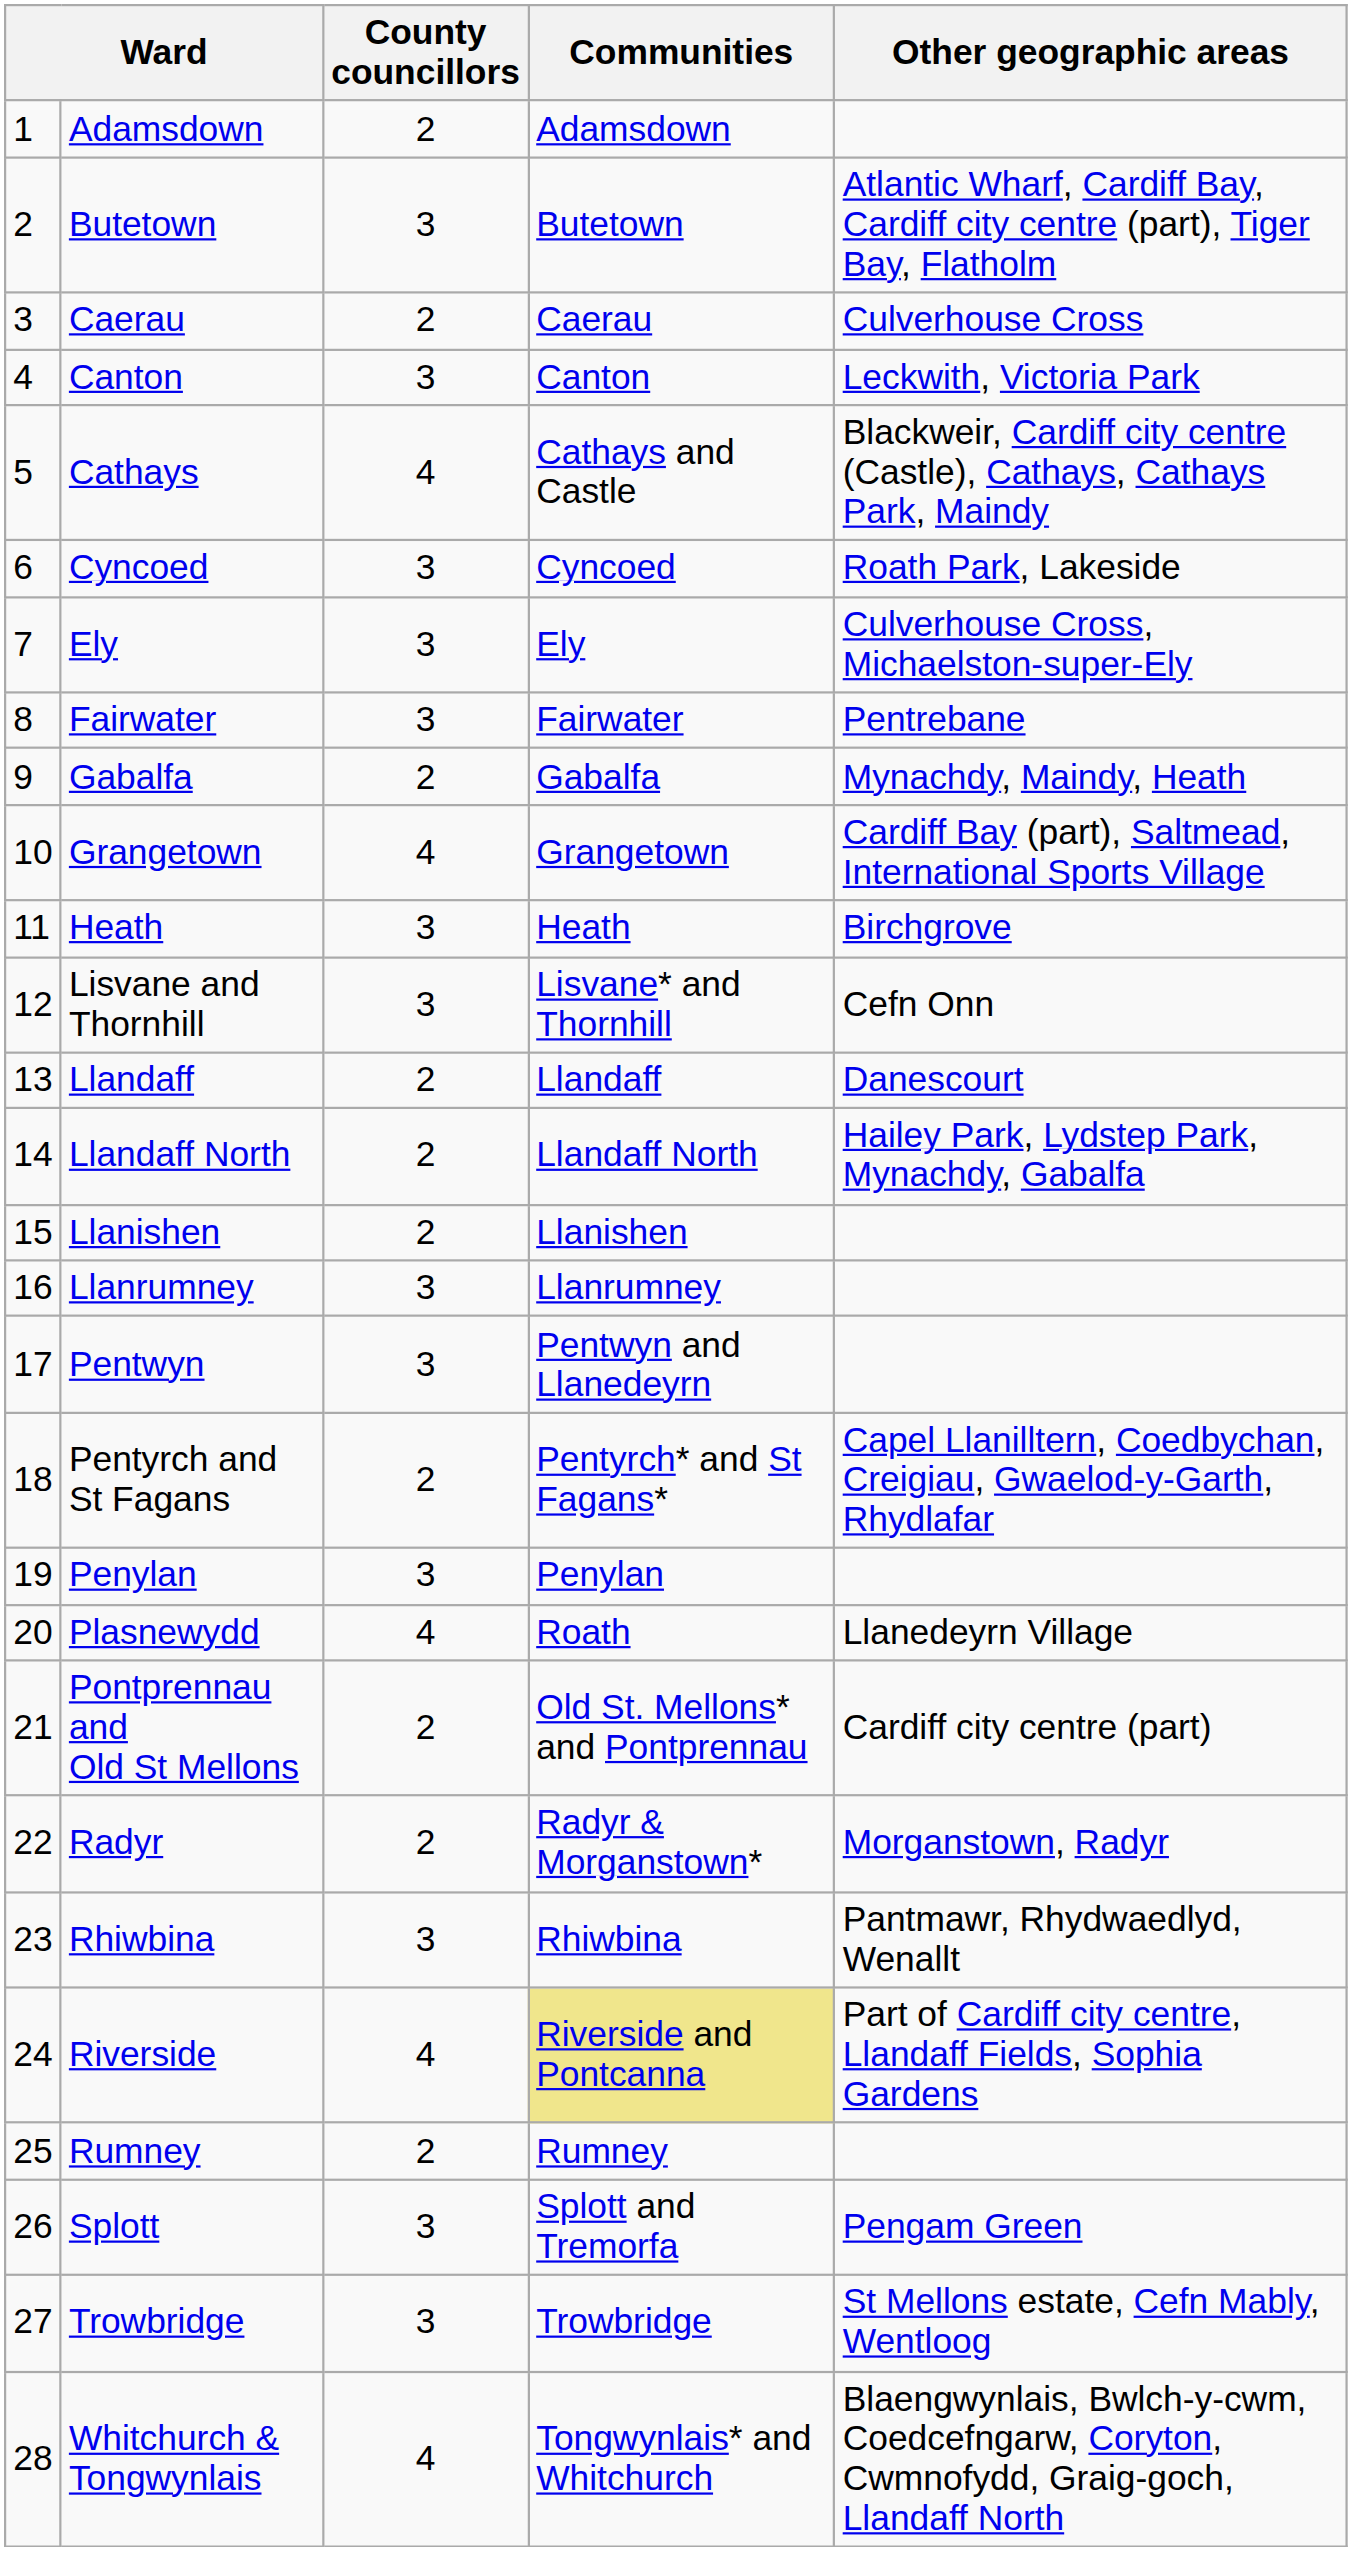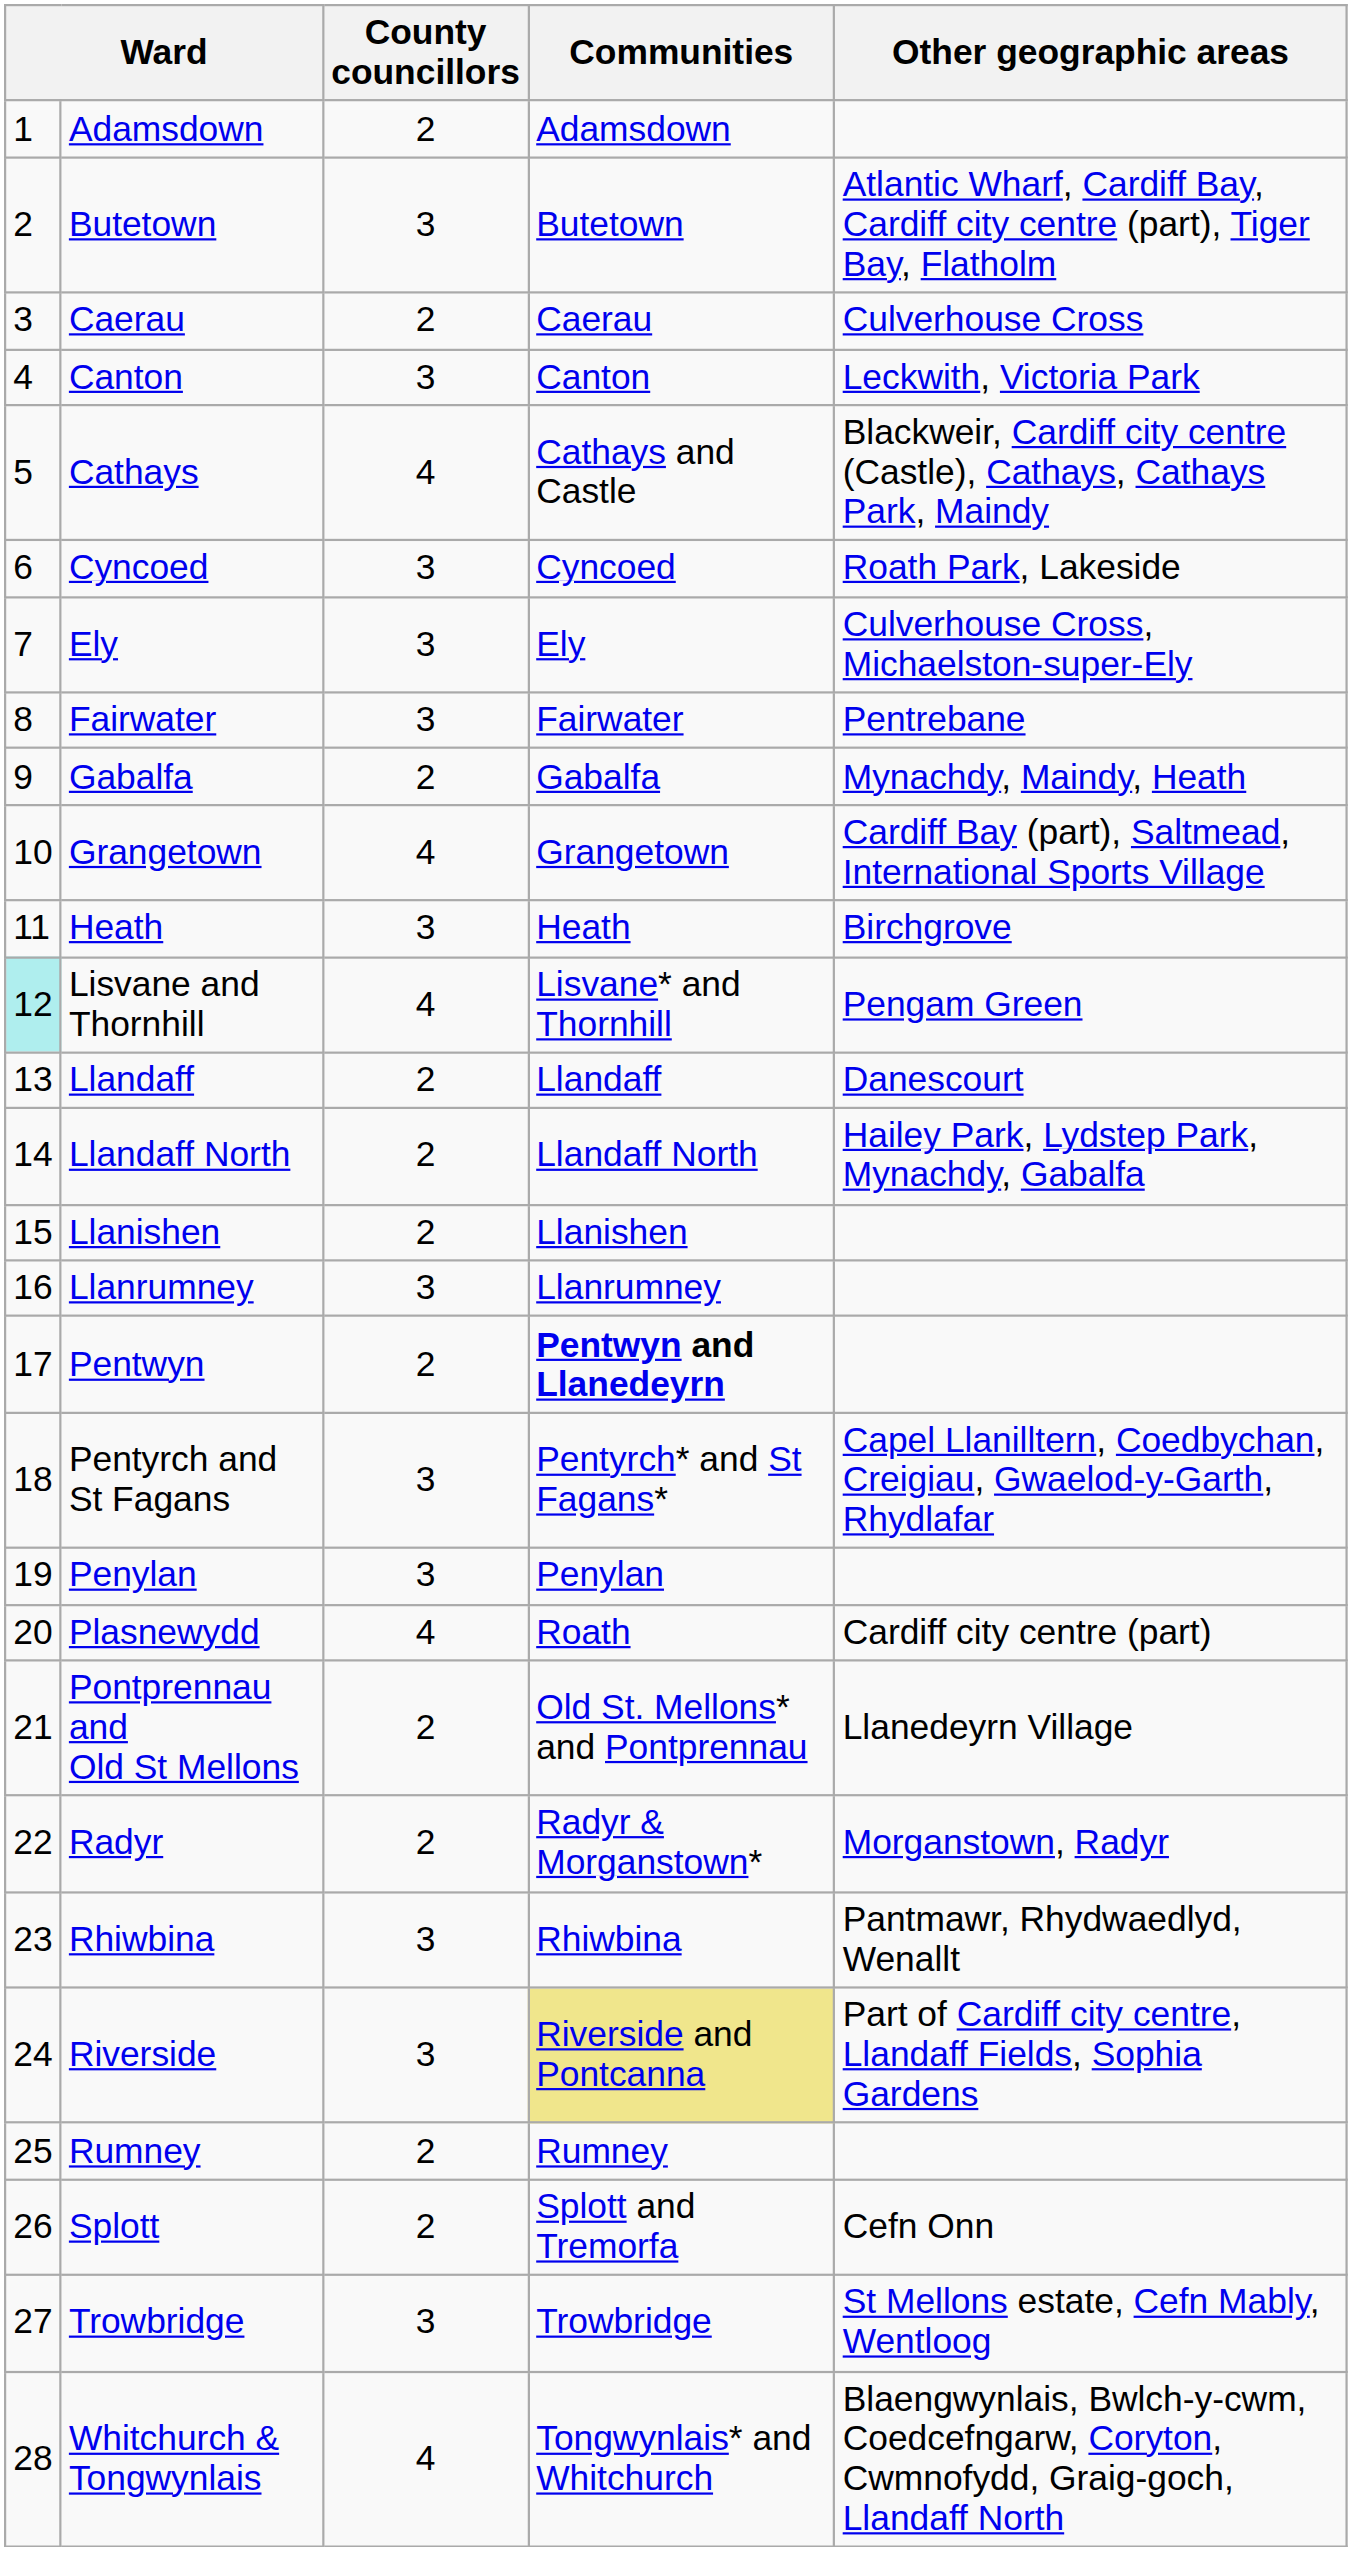(33, 1003) no background -> (33, 1003) paleturquoise background
(426, 1003) 3 -> (426, 1003) 4
(918, 1003) Cefn Onn -> (963, 1003) Pengam Green
(426, 1363) 3 -> (426, 1363) 2
(638, 1363) normal -> (645, 1363) bold
(426, 1479) 2 -> (426, 1479) 3
(988, 1631) Llanedeyrn Village -> (1027, 1631) Cardiff city centre (part)
(1027, 1727) Cardiff city centre (part) -> (988, 1727) Llanedeyrn Village
(426, 2054) 4 -> (426, 2054) 3
(426, 2226) 3 -> (426, 2226) 2
(963, 2226) Pengam Green -> (918, 2226) Cefn Onn
